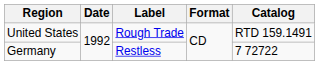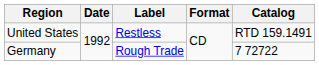(150, 32) Rough Trade -> (138, 32) Restless
(138, 51) Restless -> (150, 51) Rough Trade
